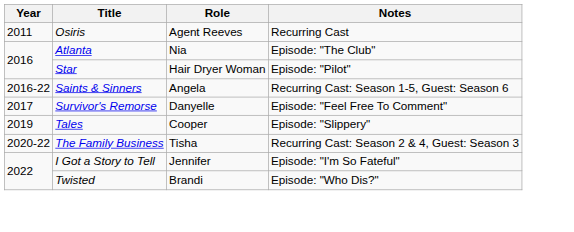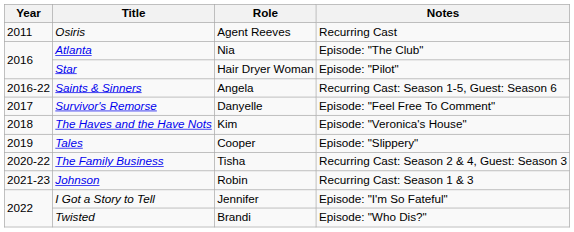+ row: (134, 124)
+ row: (77, 180)
